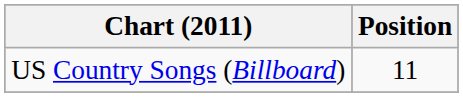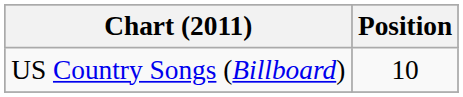(405, 69) 11 -> (405, 69) 10
